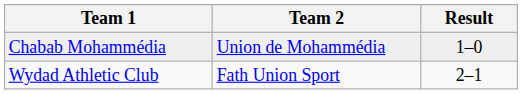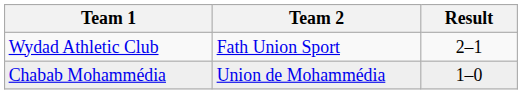rows swapped: (84, 74) <-> (87, 46)
